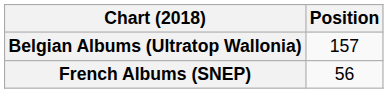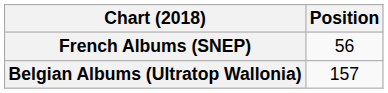rows swapped: (155, 46) <-> (155, 74)
